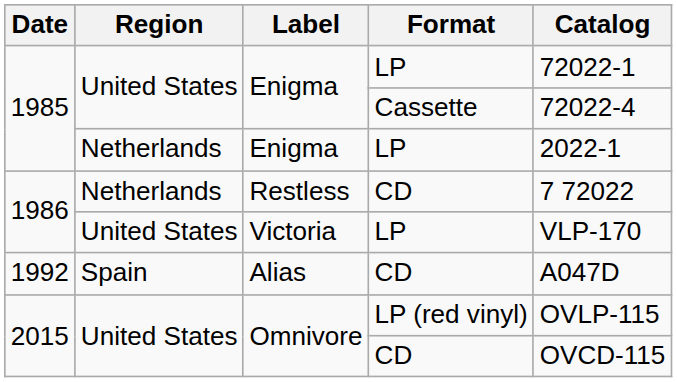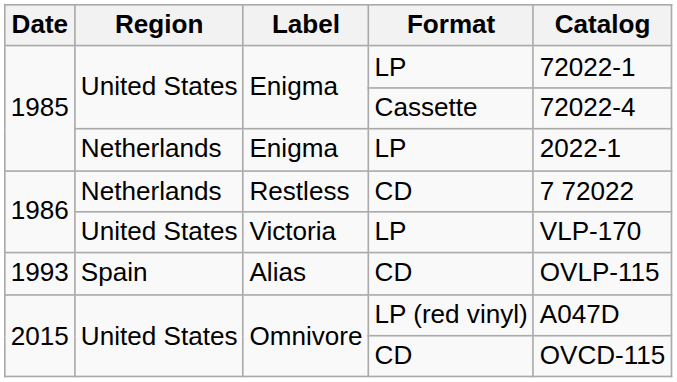(40, 273) 1992 -> (40, 273) 1993
(580, 273) A047D -> (600, 273) OVLP-115
(600, 314) OVLP-115 -> (580, 314) A047D
